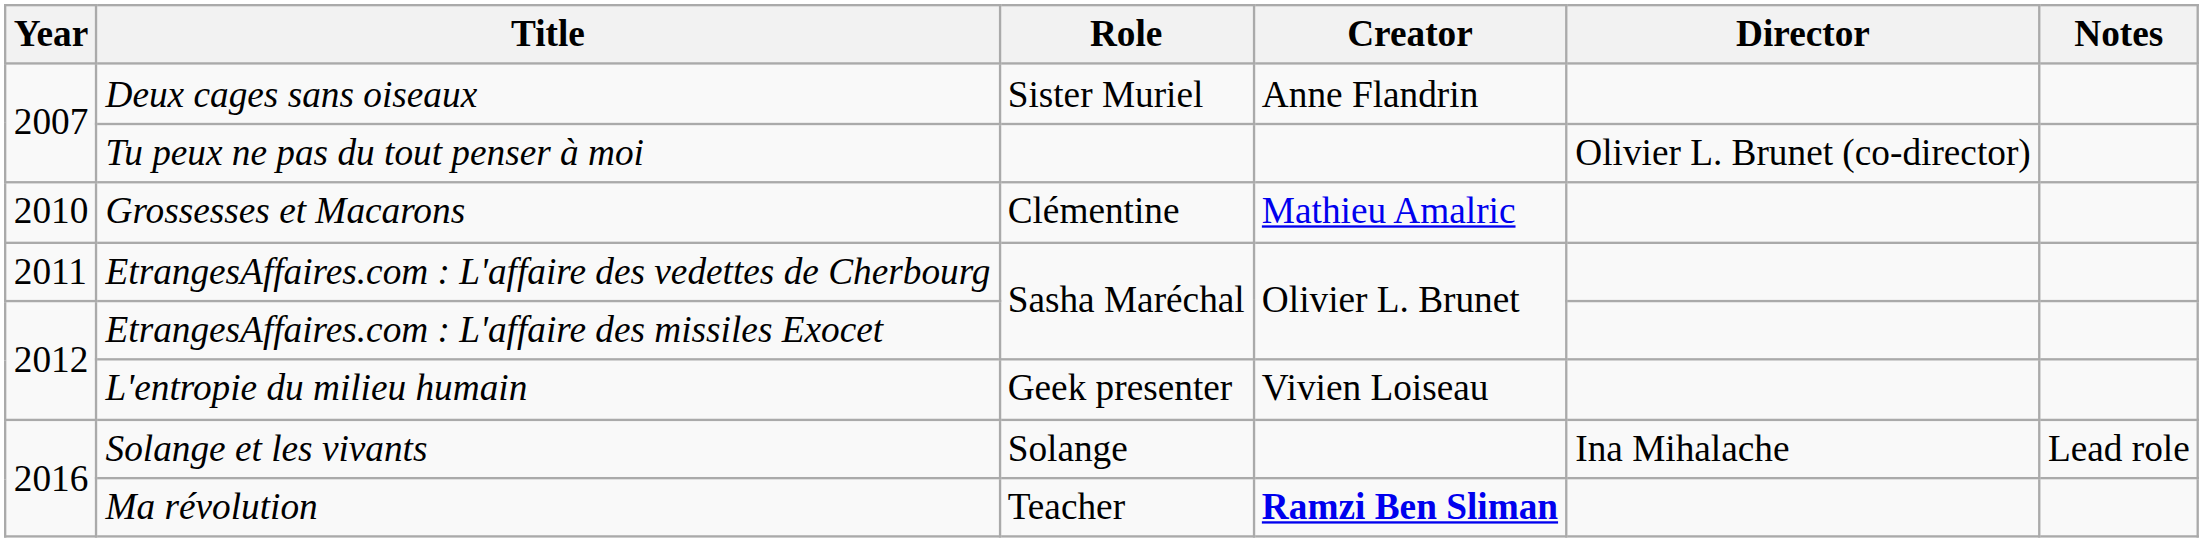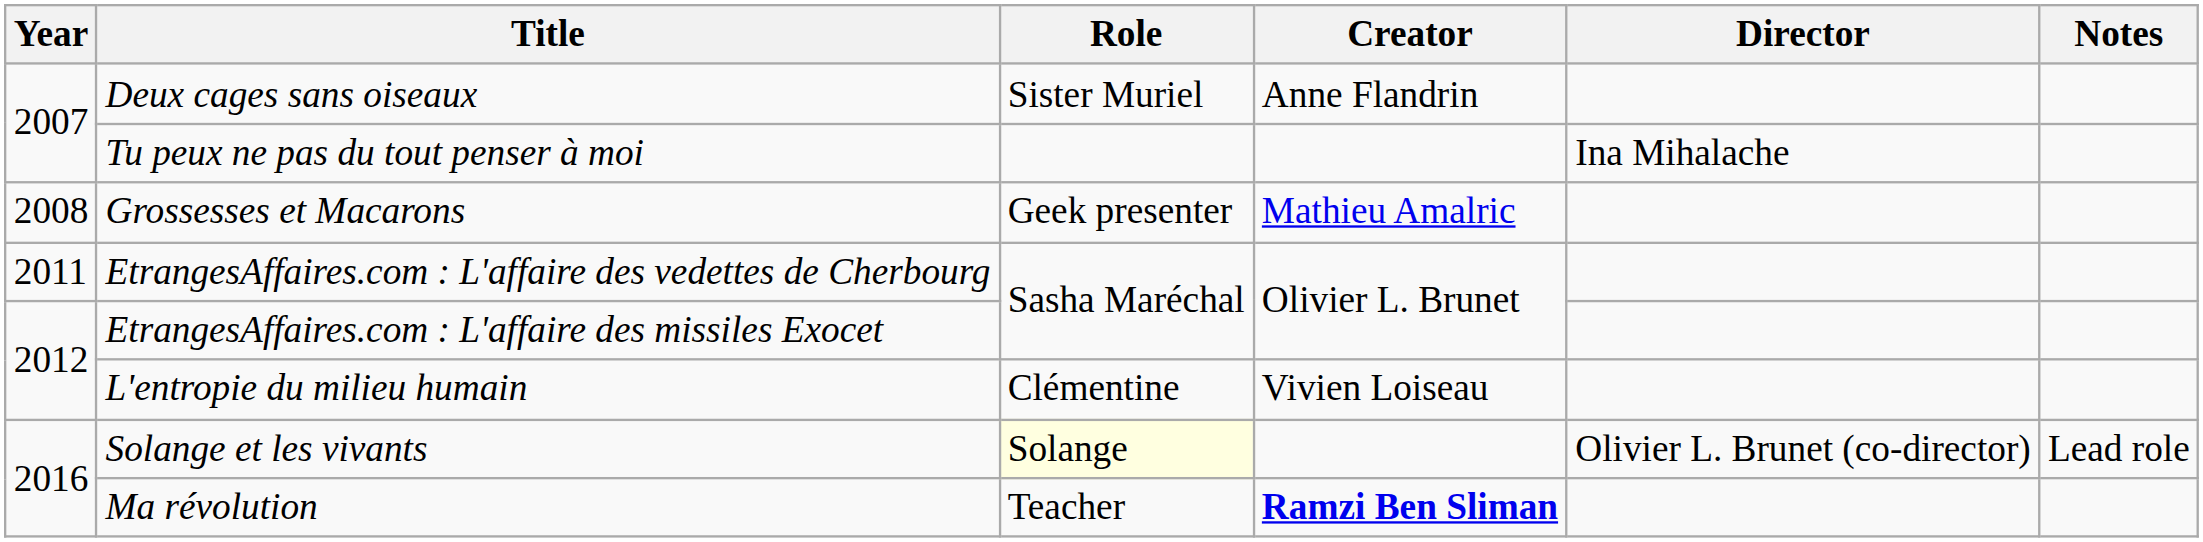(1803, 152) Olivier L. Brunet (co-director) -> (1682, 152) Ina Mihalache
(51, 211) 2010 -> (51, 211) 2008
(1094, 211) Clémentine -> (1120, 211) Geek presenter
(1120, 388) Geek presenter -> (1094, 388) Clémentine
(1068, 447) no background -> (1068, 447) lightyellow background
(1682, 447) Ina Mihalache -> (1803, 447) Olivier L. Brunet (co-director)
